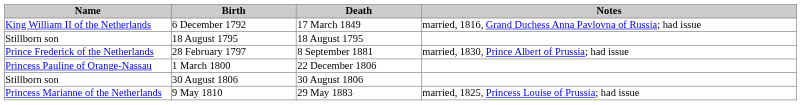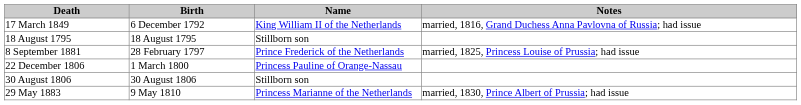columns swapped: (88, 11) <-> (359, 11)
(526, 52) married, 1830, Prince Albert of Prussia; had issue -> (531, 52) married, 1825, Princess Louise of Prussia; had issue
(531, 93) married, 1825, Princess Louise of Prussia; had issue -> (526, 93) married, 1830, Prince Albert of Prussia; had issue
